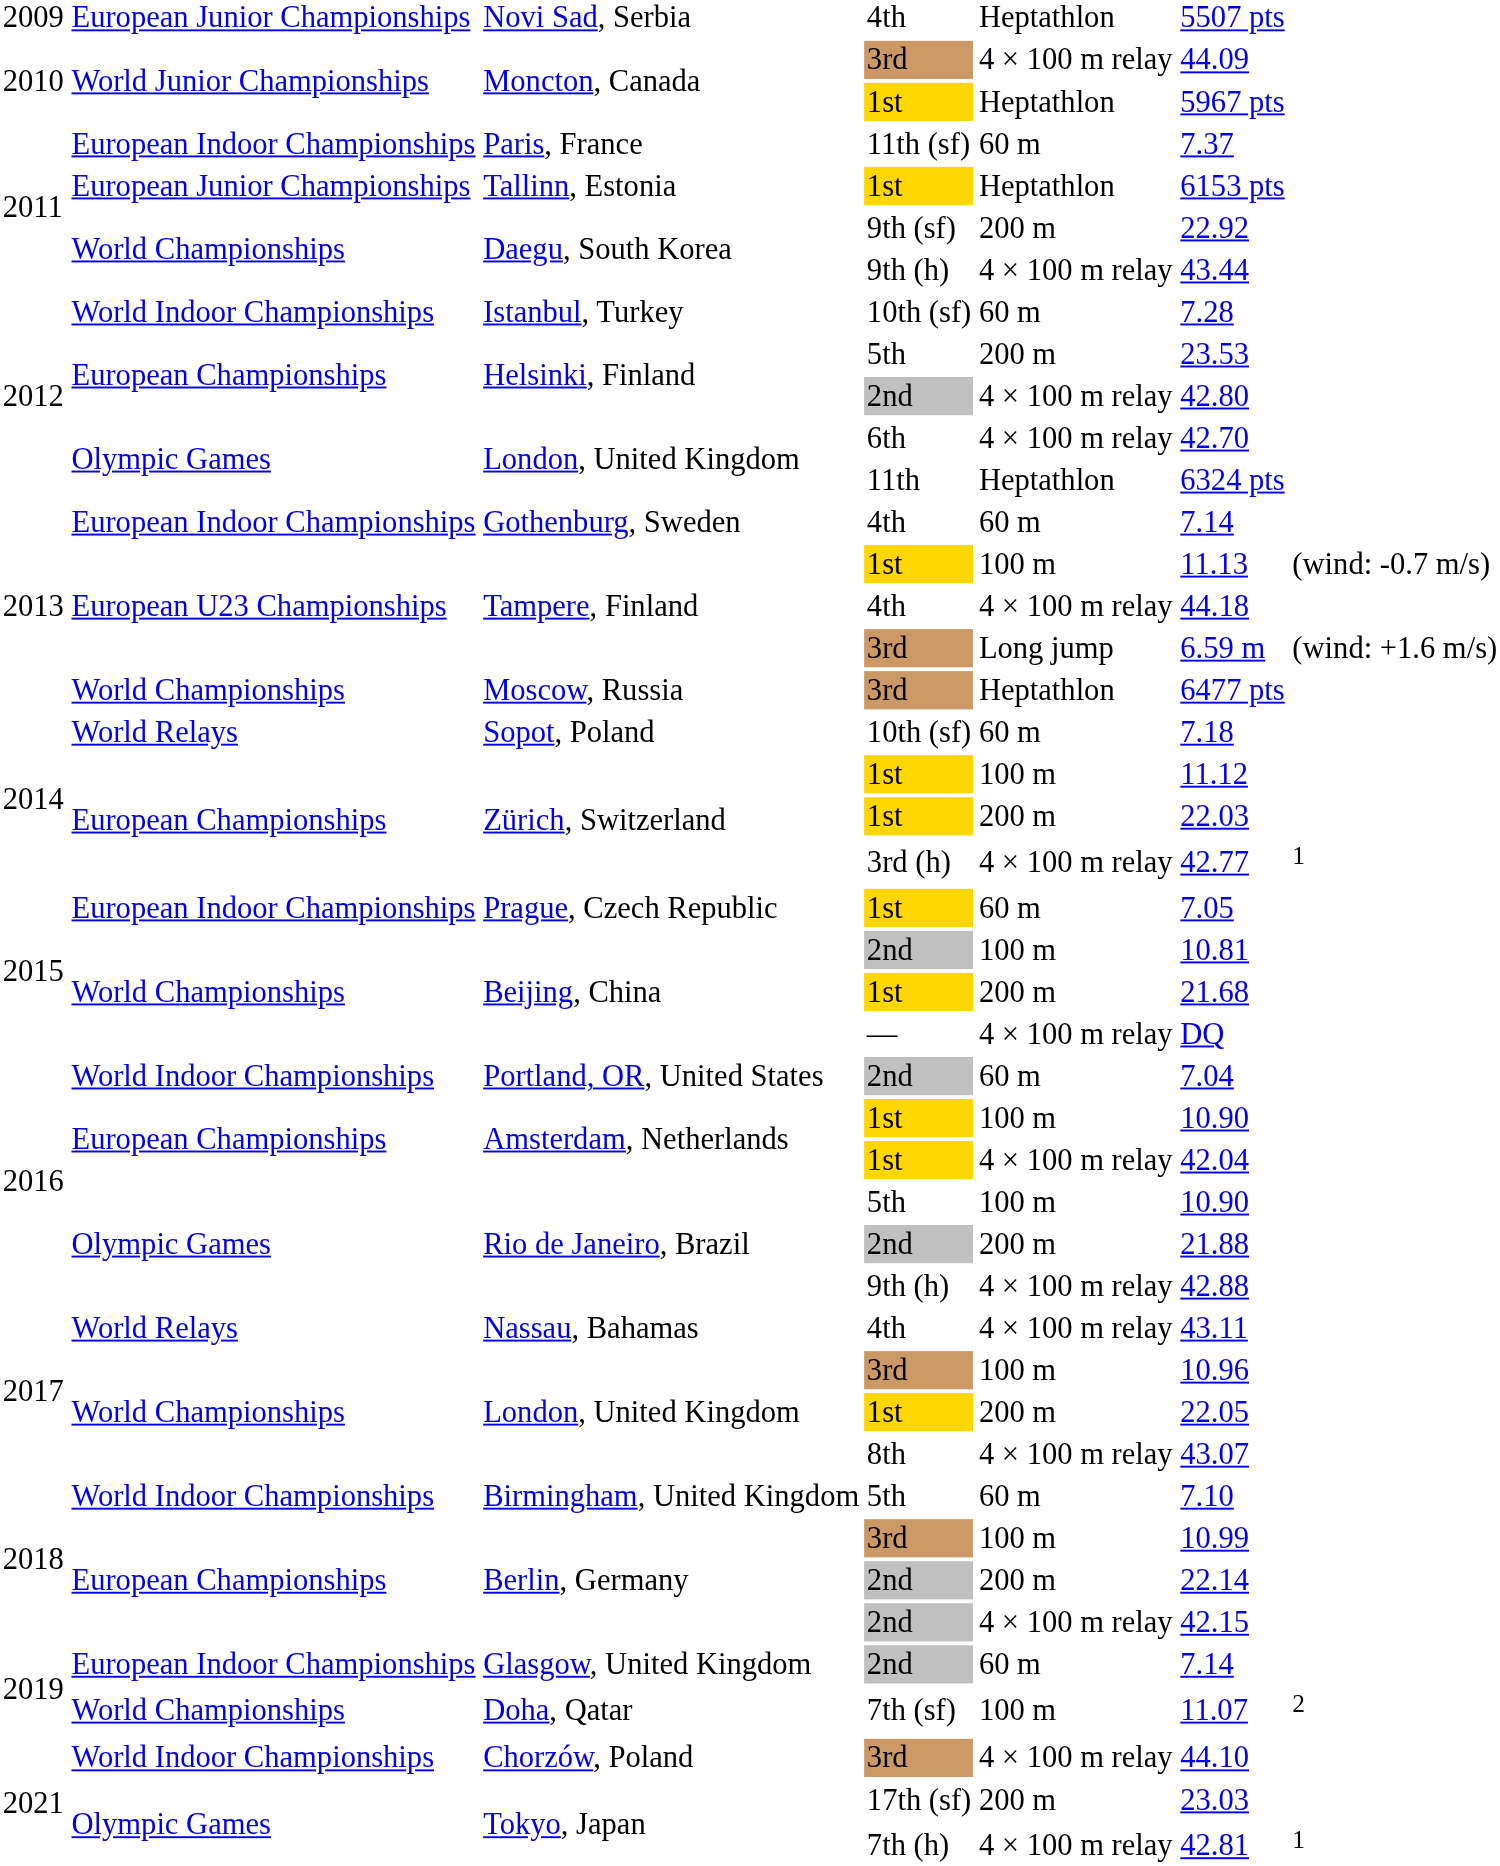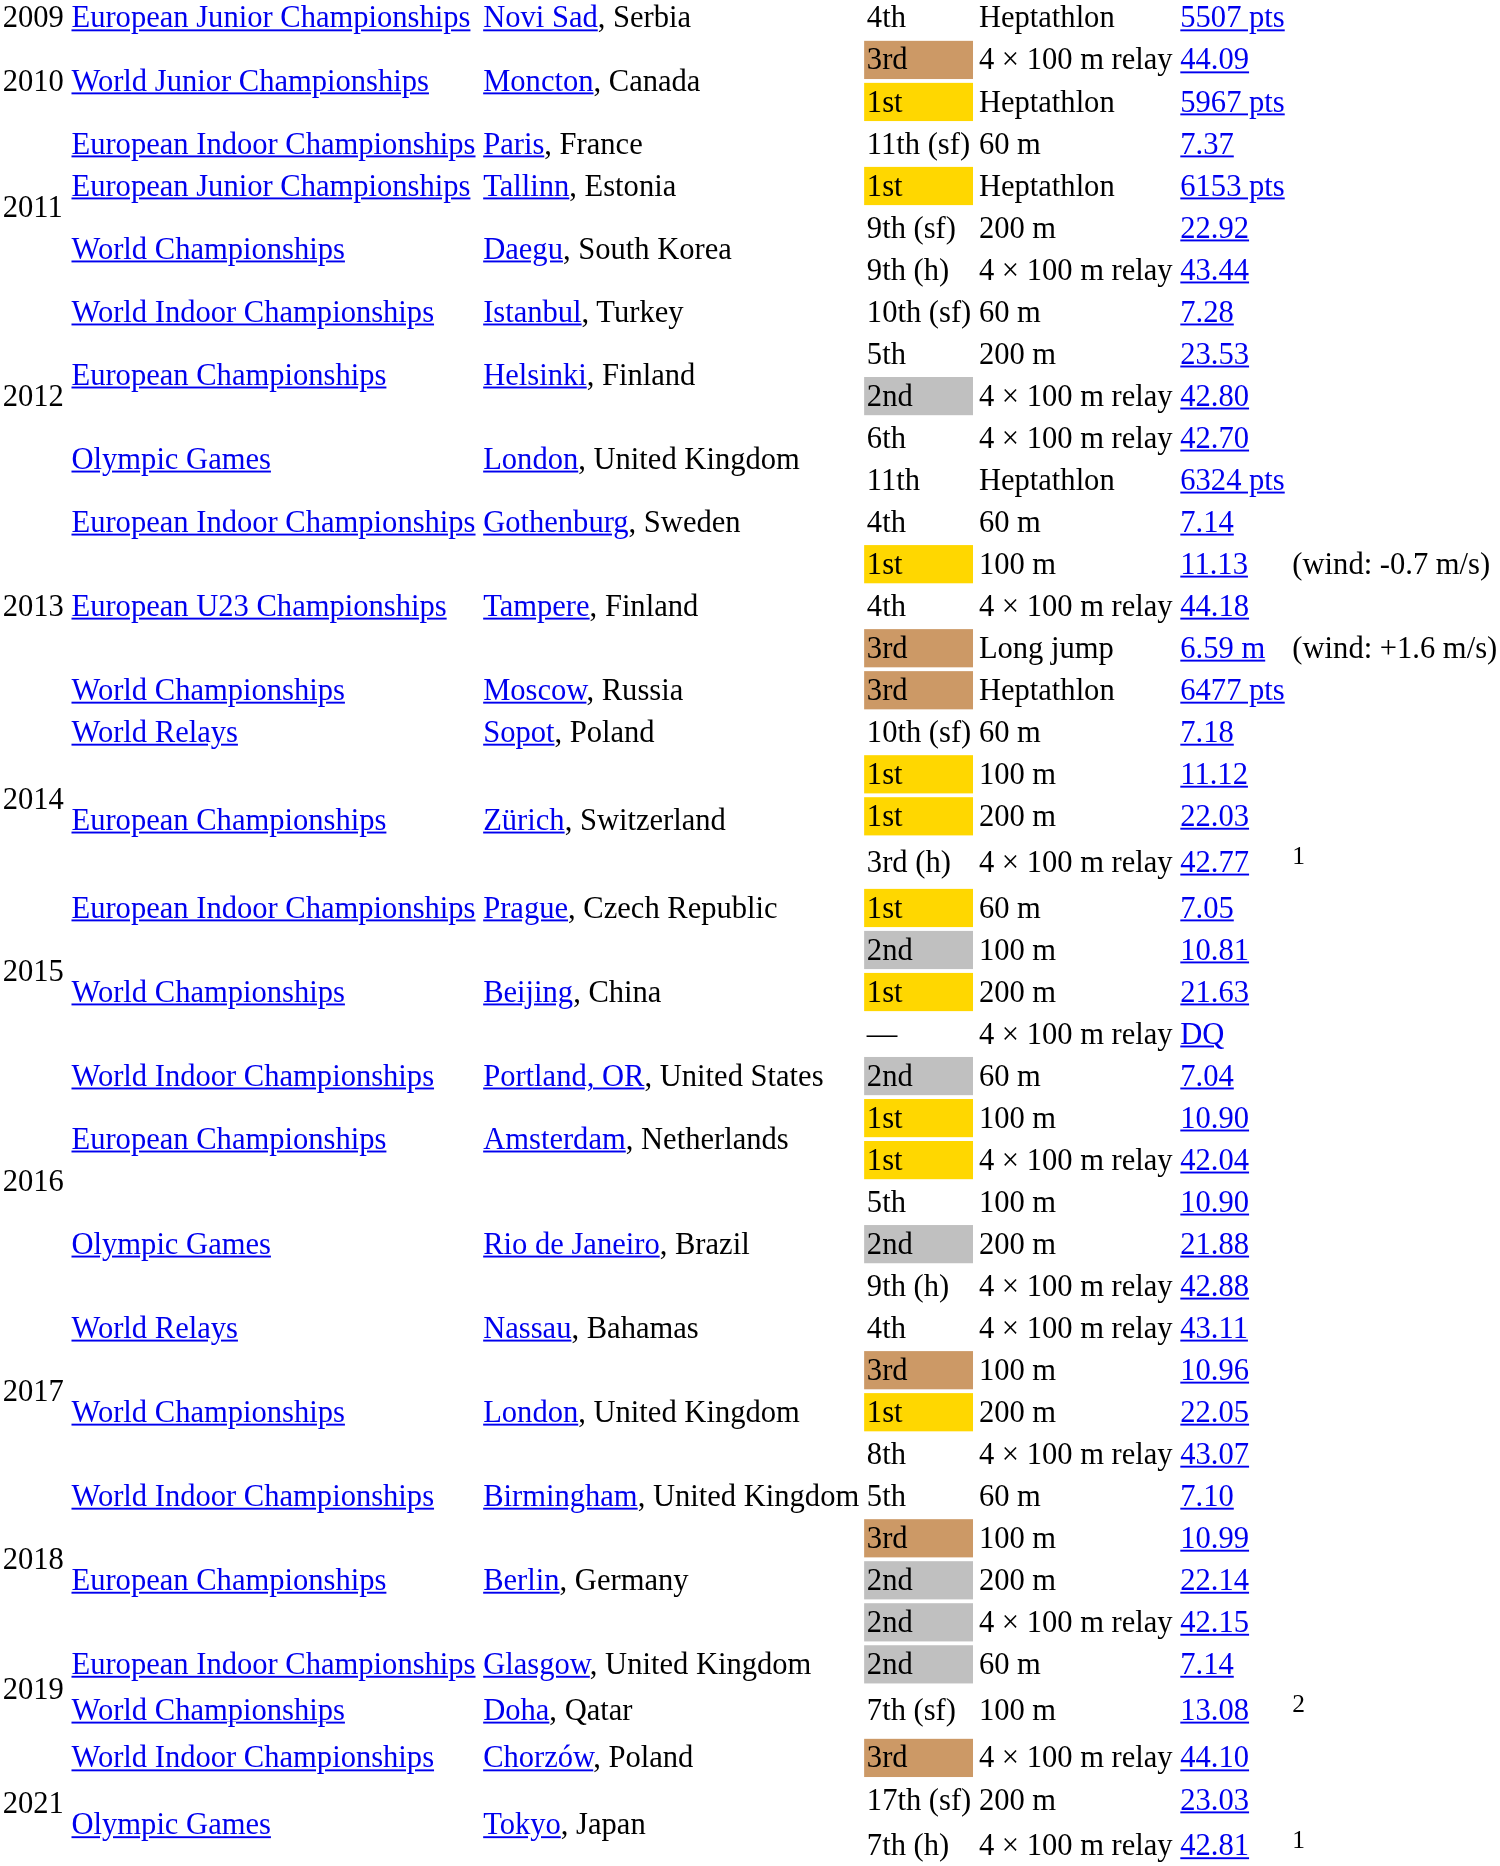(1215, 992) 21.68 -> (1215, 992) 21.63
(1214, 1710) 11.07 -> (1215, 1710) 13.08
